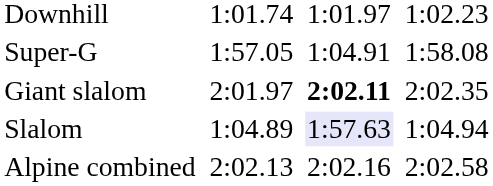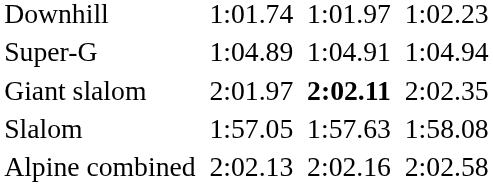(251, 52) 1:57.05 -> (251, 52) 1:04.89
(447, 52) 1:58.08 -> (447, 52) 1:04.94
(251, 128) 1:04.89 -> (251, 128) 1:57.05
(349, 128) lavender background -> (349, 128) no background
(447, 128) 1:04.94 -> (447, 128) 1:58.08
